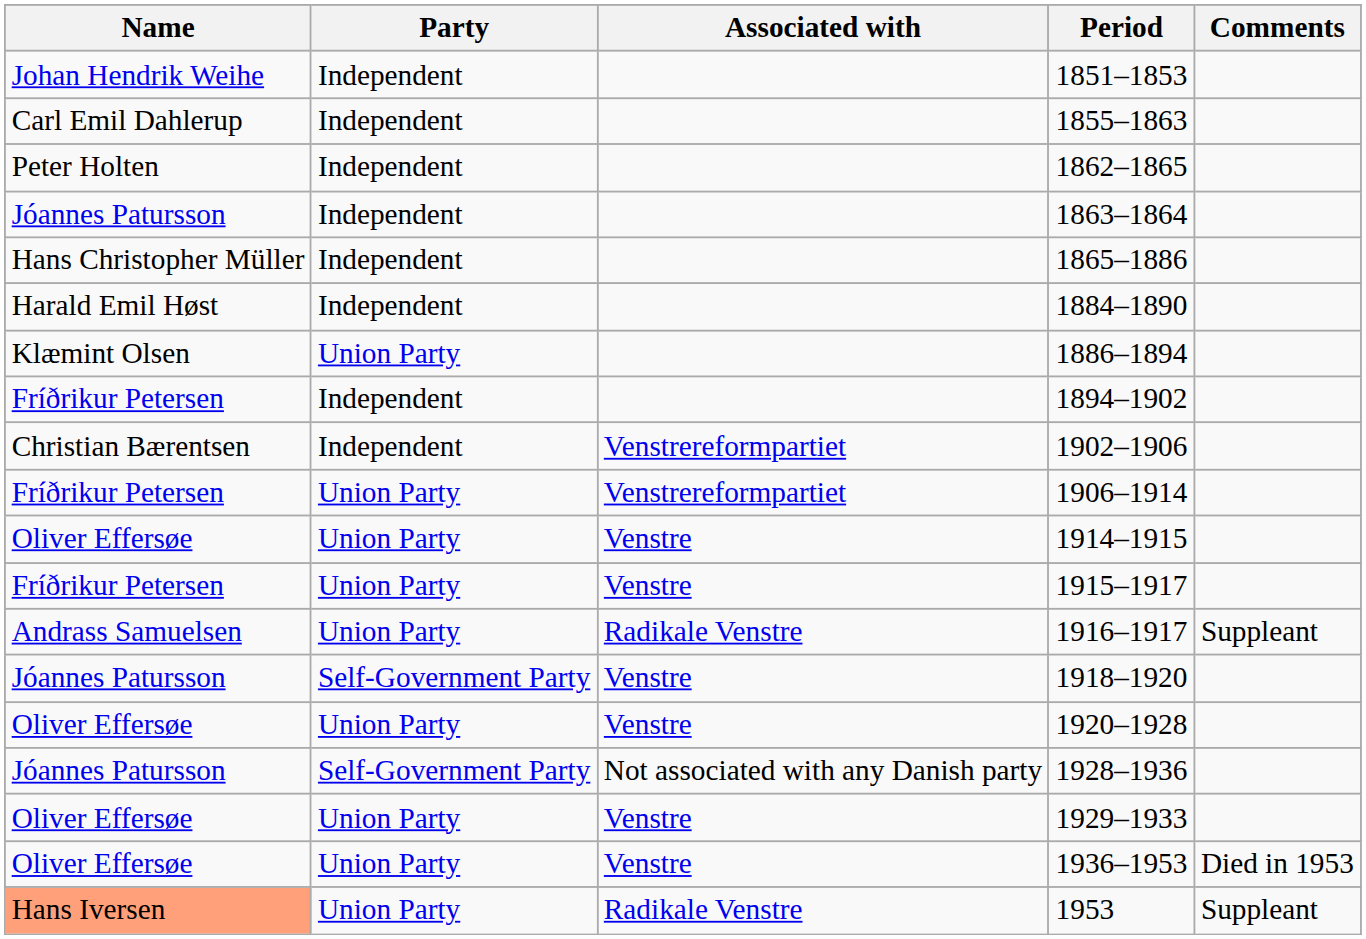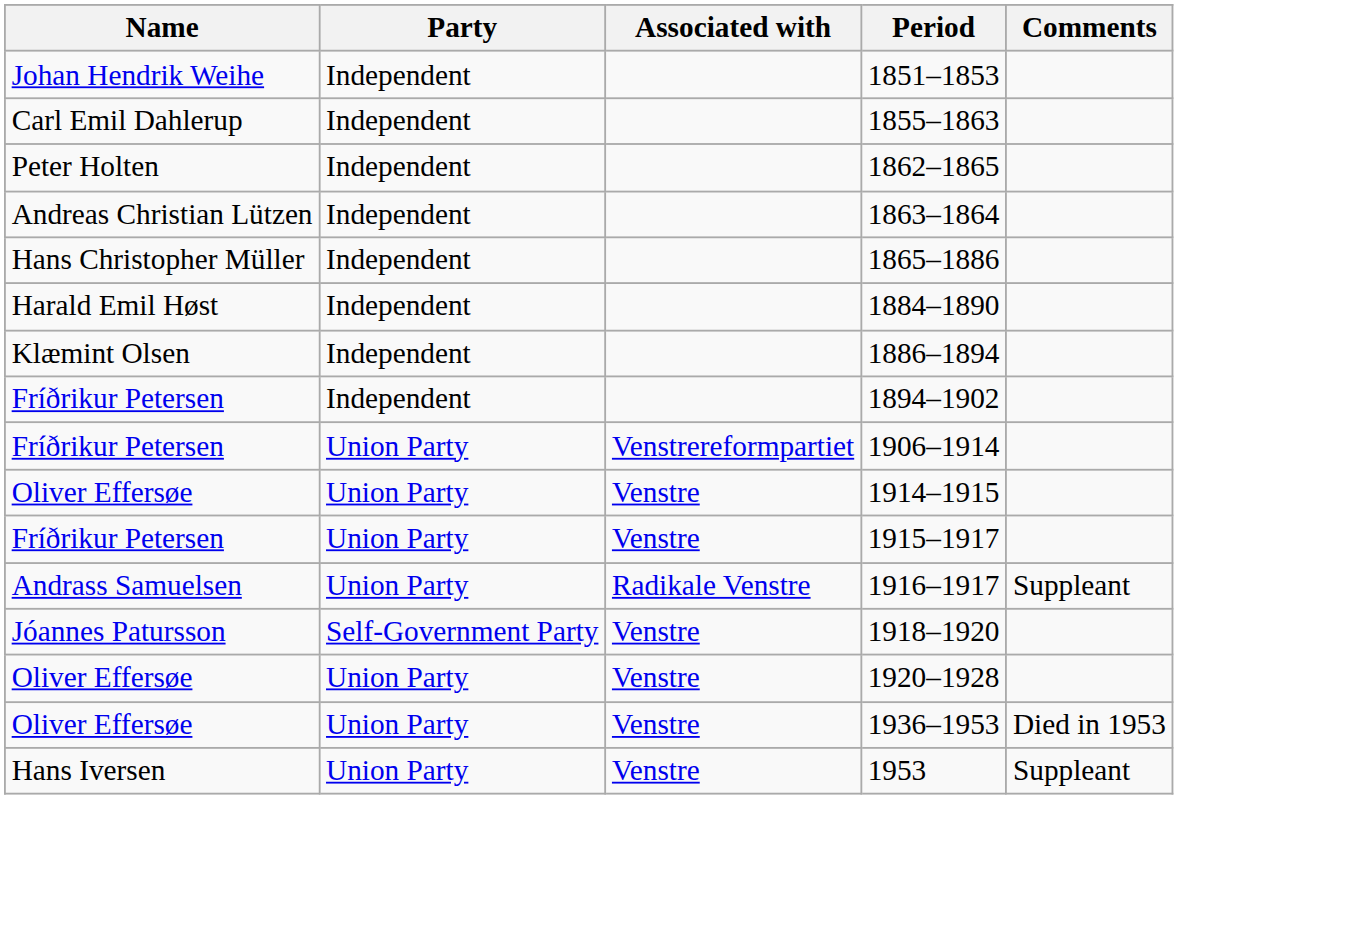(119, 213) Jóannes Patursson -> (162, 213) Andreas Christian Lützen
(389, 352) Union Party -> (398, 352) Independent
- row: (1122, 445)
- row: (1122, 770)
- row: (1122, 817)
(88, 910) lightsalmon background -> (88, 770) no background
(703, 910) Radikale Venstre -> (656, 770) Venstre
